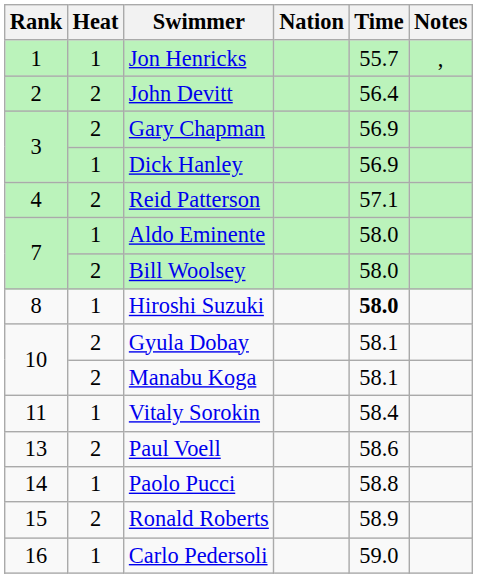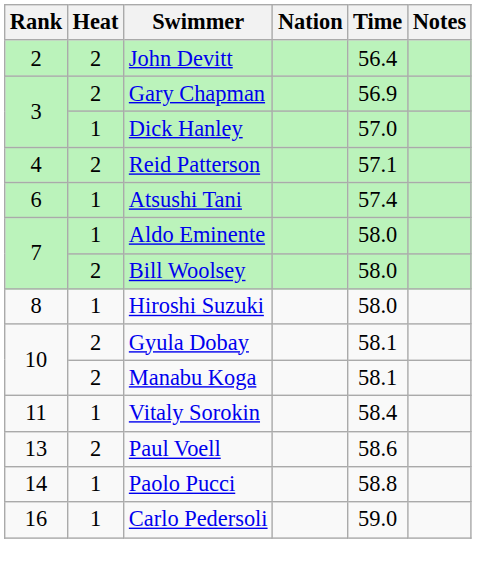- row: (188, 57)
(379, 164) 56.9 -> (378, 128) 57.0
+ row: (185, 199)
(379, 306) bold -> (378, 306) normal
- row: (199, 519)
